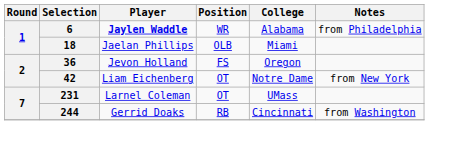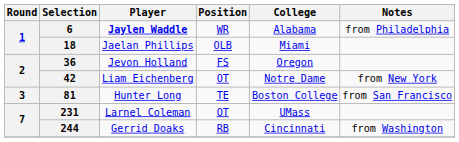+ row: (70, 95)
